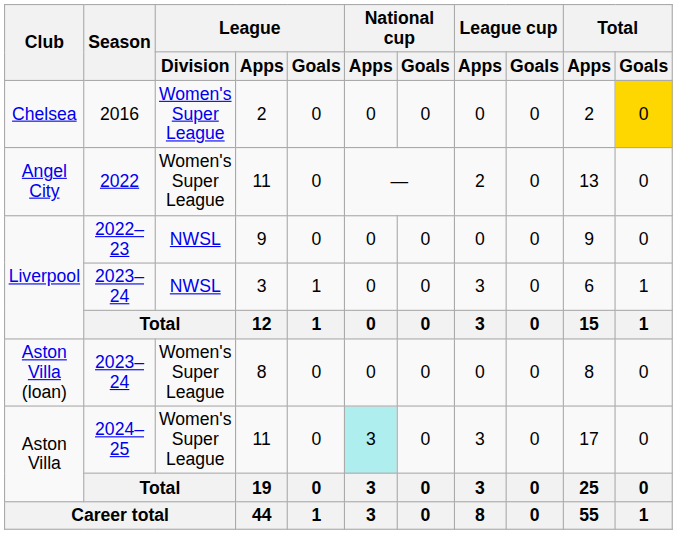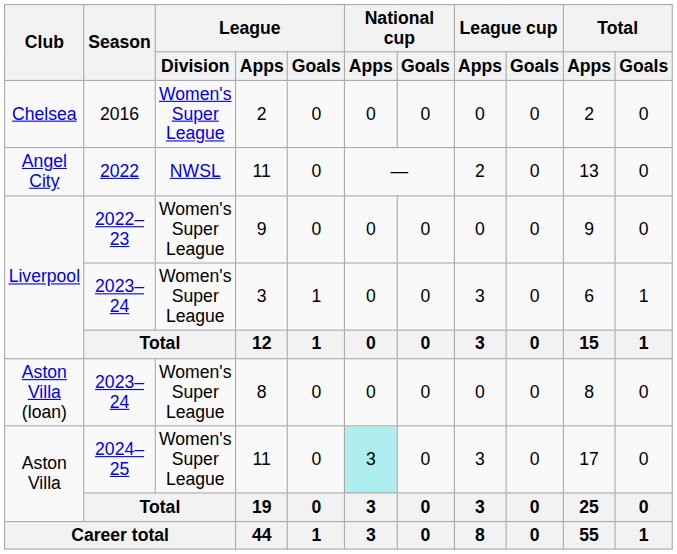(644, 113) gold background -> (644, 113) no background
(195, 181) Women's Super League -> (195, 171) NWSL
(195, 239) NWSL -> (195, 229) Women's Super League
(195, 286) NWSL -> (195, 296) Women's Super League
